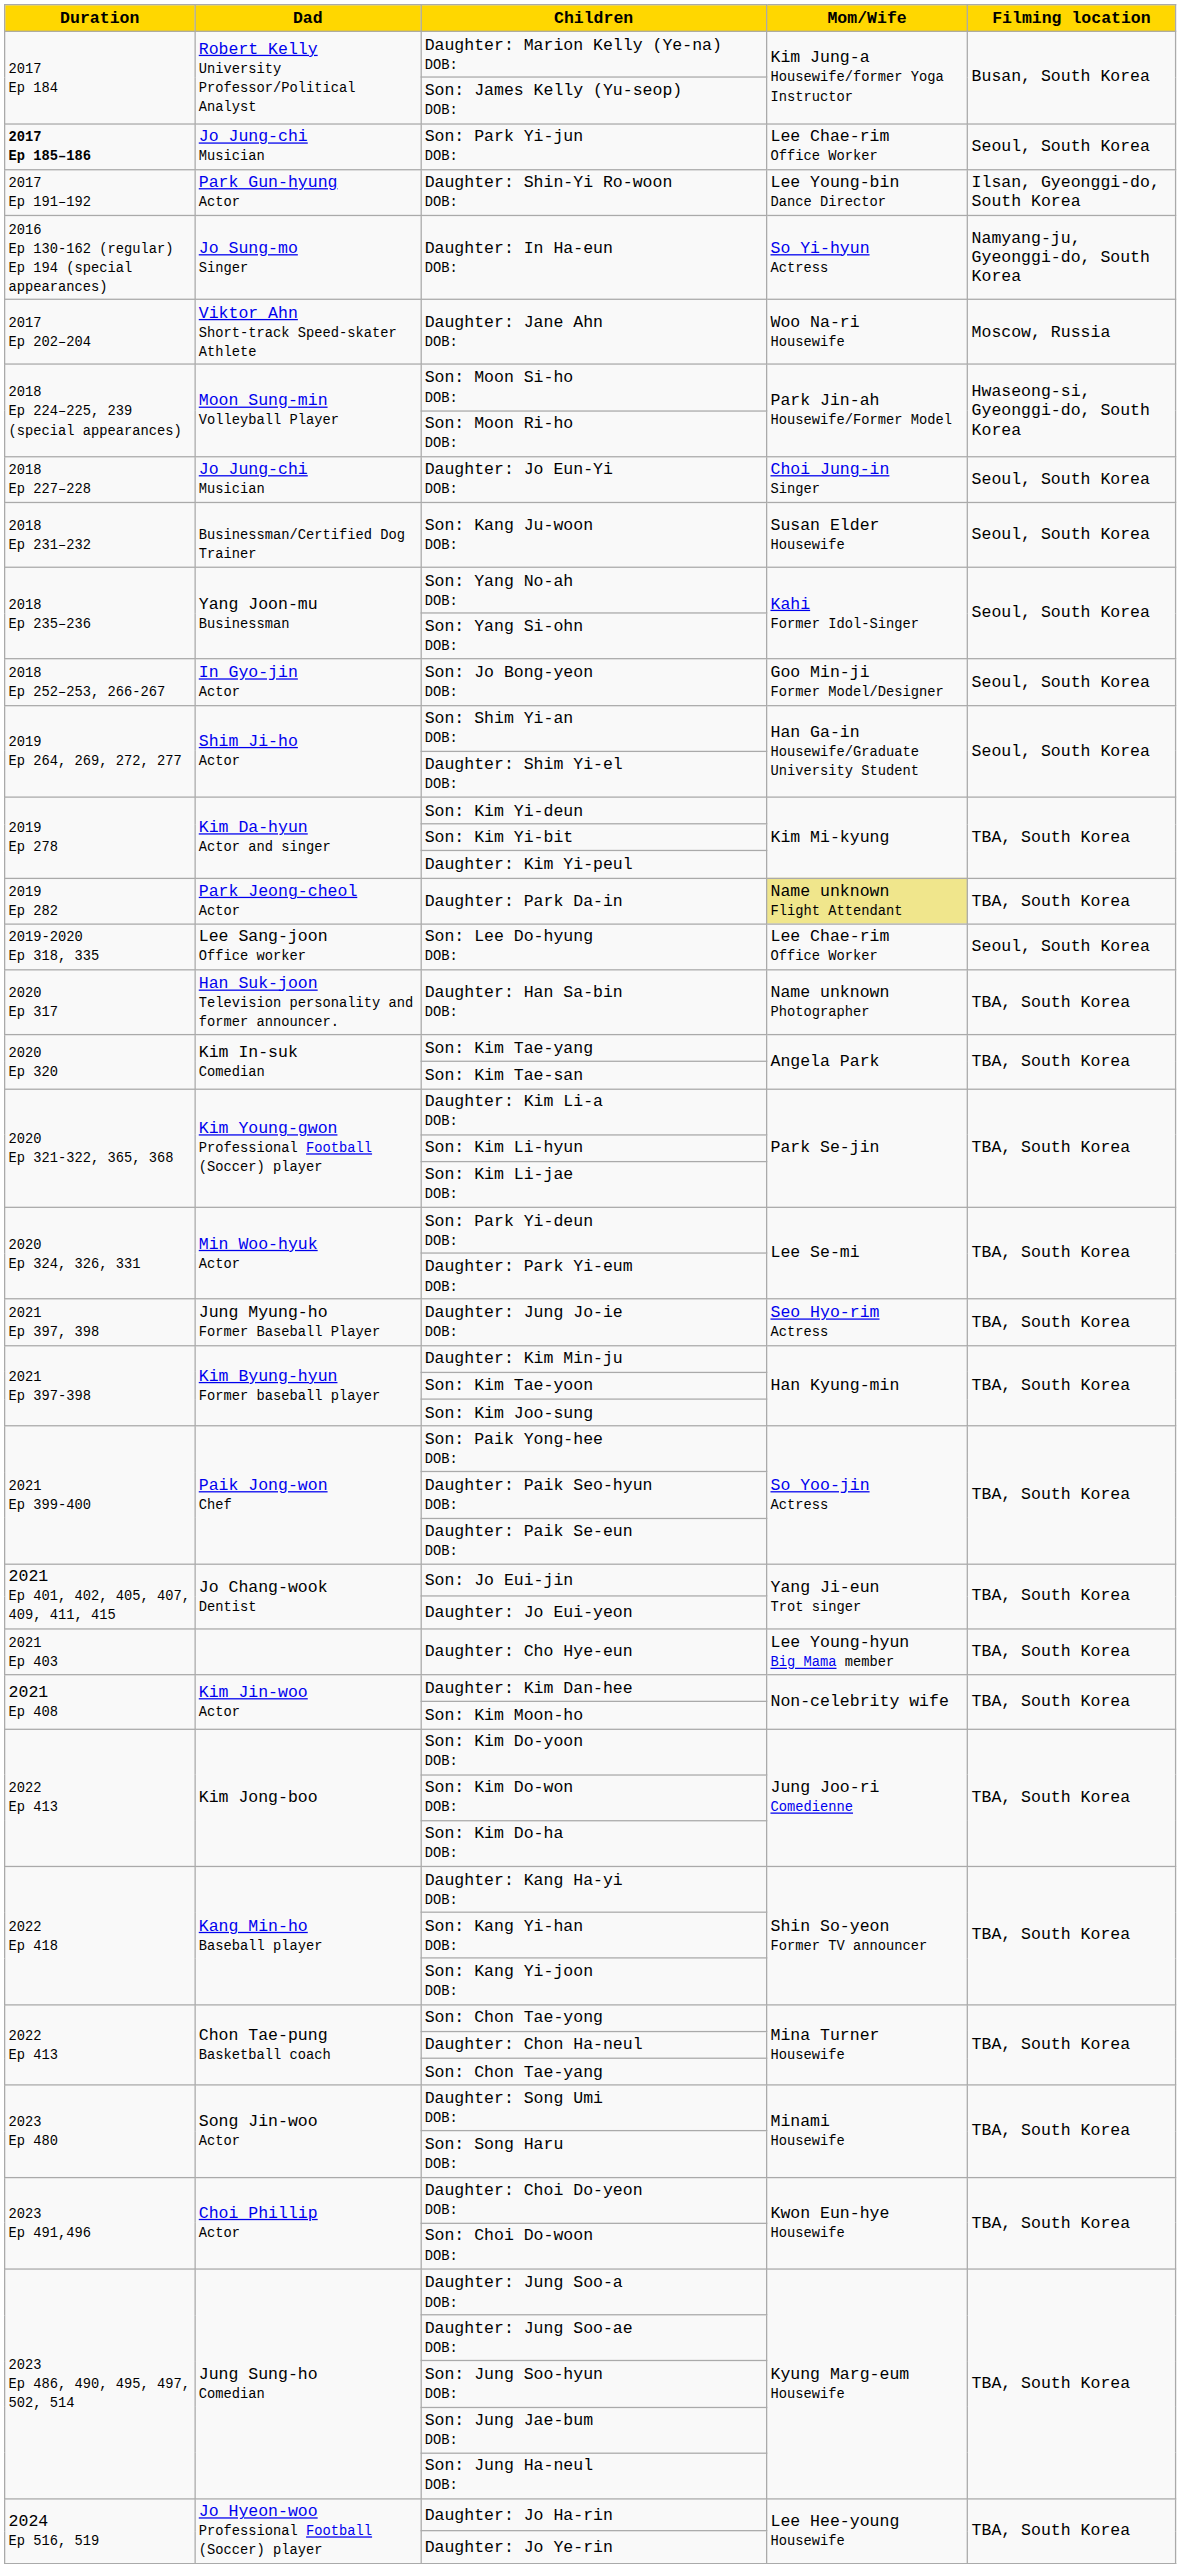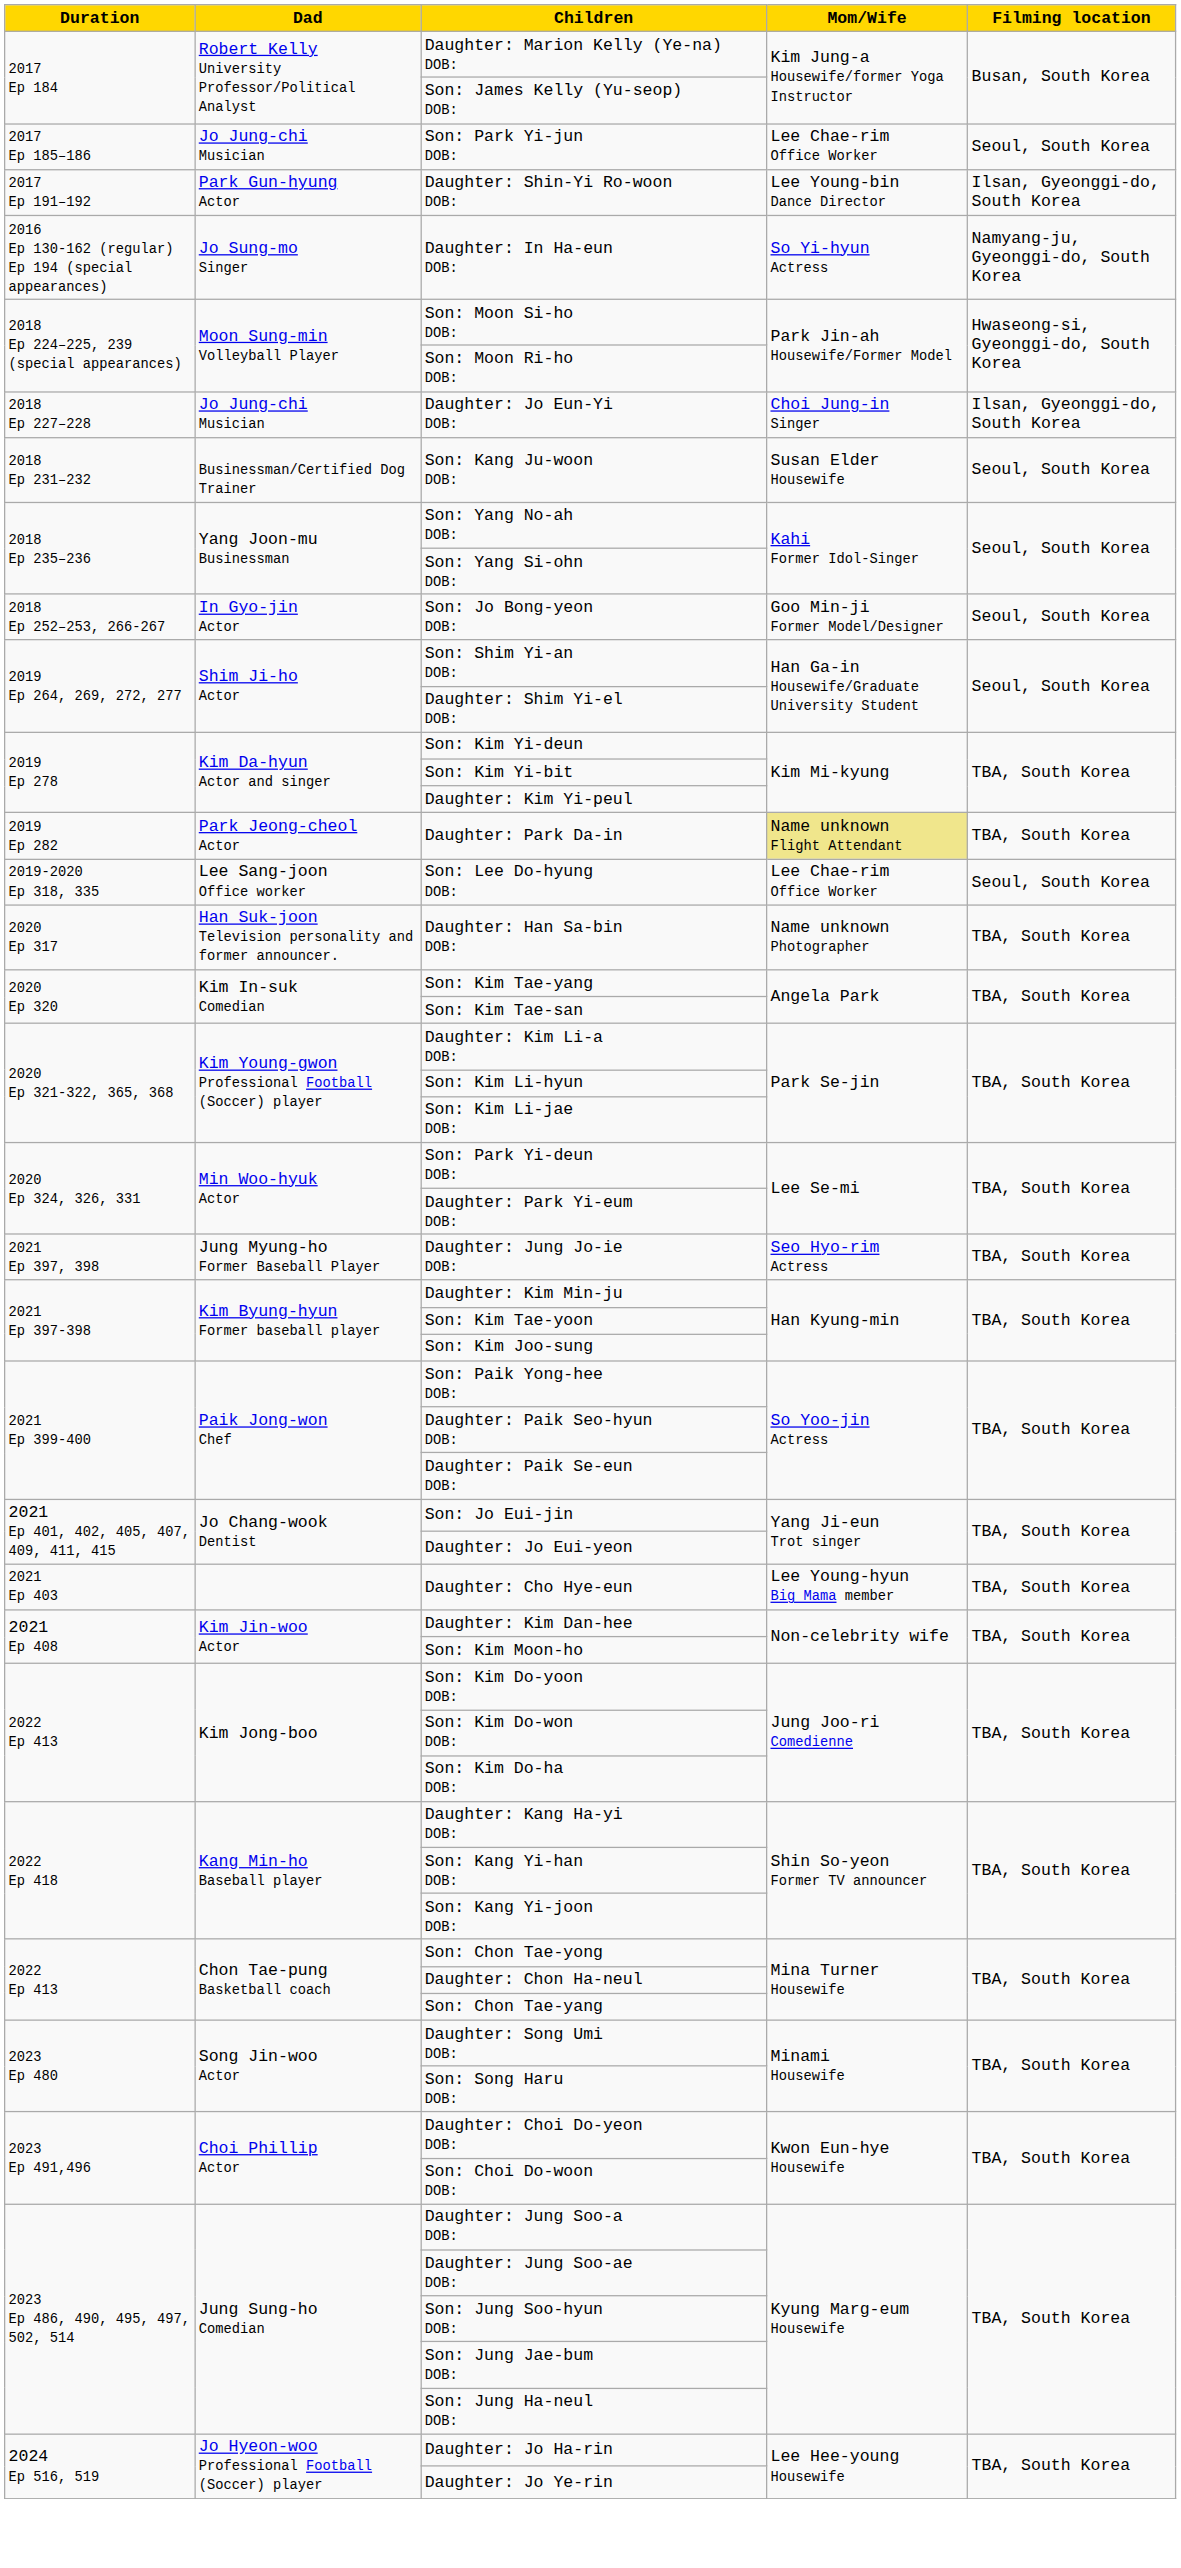(50, 146) bold -> (50, 147) normal
- row: (514, 331)
(1061, 479) Seoul, South Korea -> (1066, 414) Ilsan, Gyeonggi-do, South Korea
